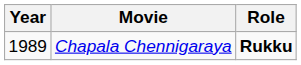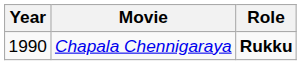(28, 45) 1989 -> (28, 45) 1990
